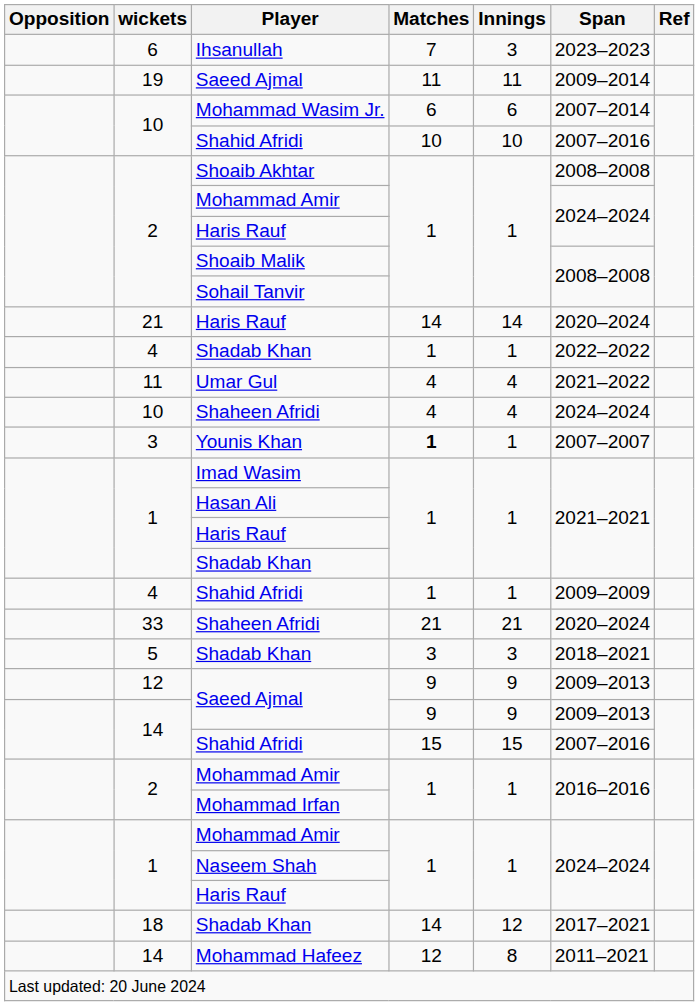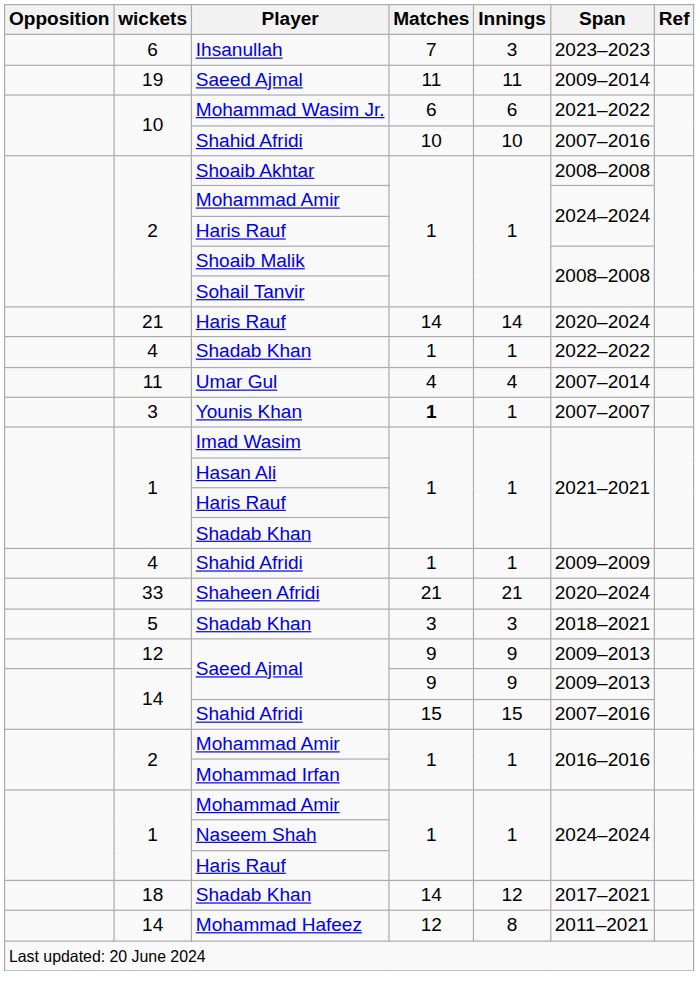(602, 110) 2007–2014 -> (602, 110) 2021–2022
(602, 381) 2021–2022 -> (602, 381) 2007–2014
- row: (153, 412)
